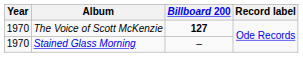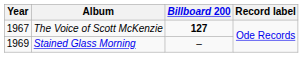(18, 28) 1970 -> (18, 28) 1967
(18, 44) 1970 -> (18, 44) 1969
